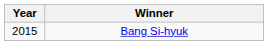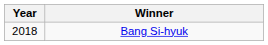(25, 31) 2015 -> (25, 31) 2018
